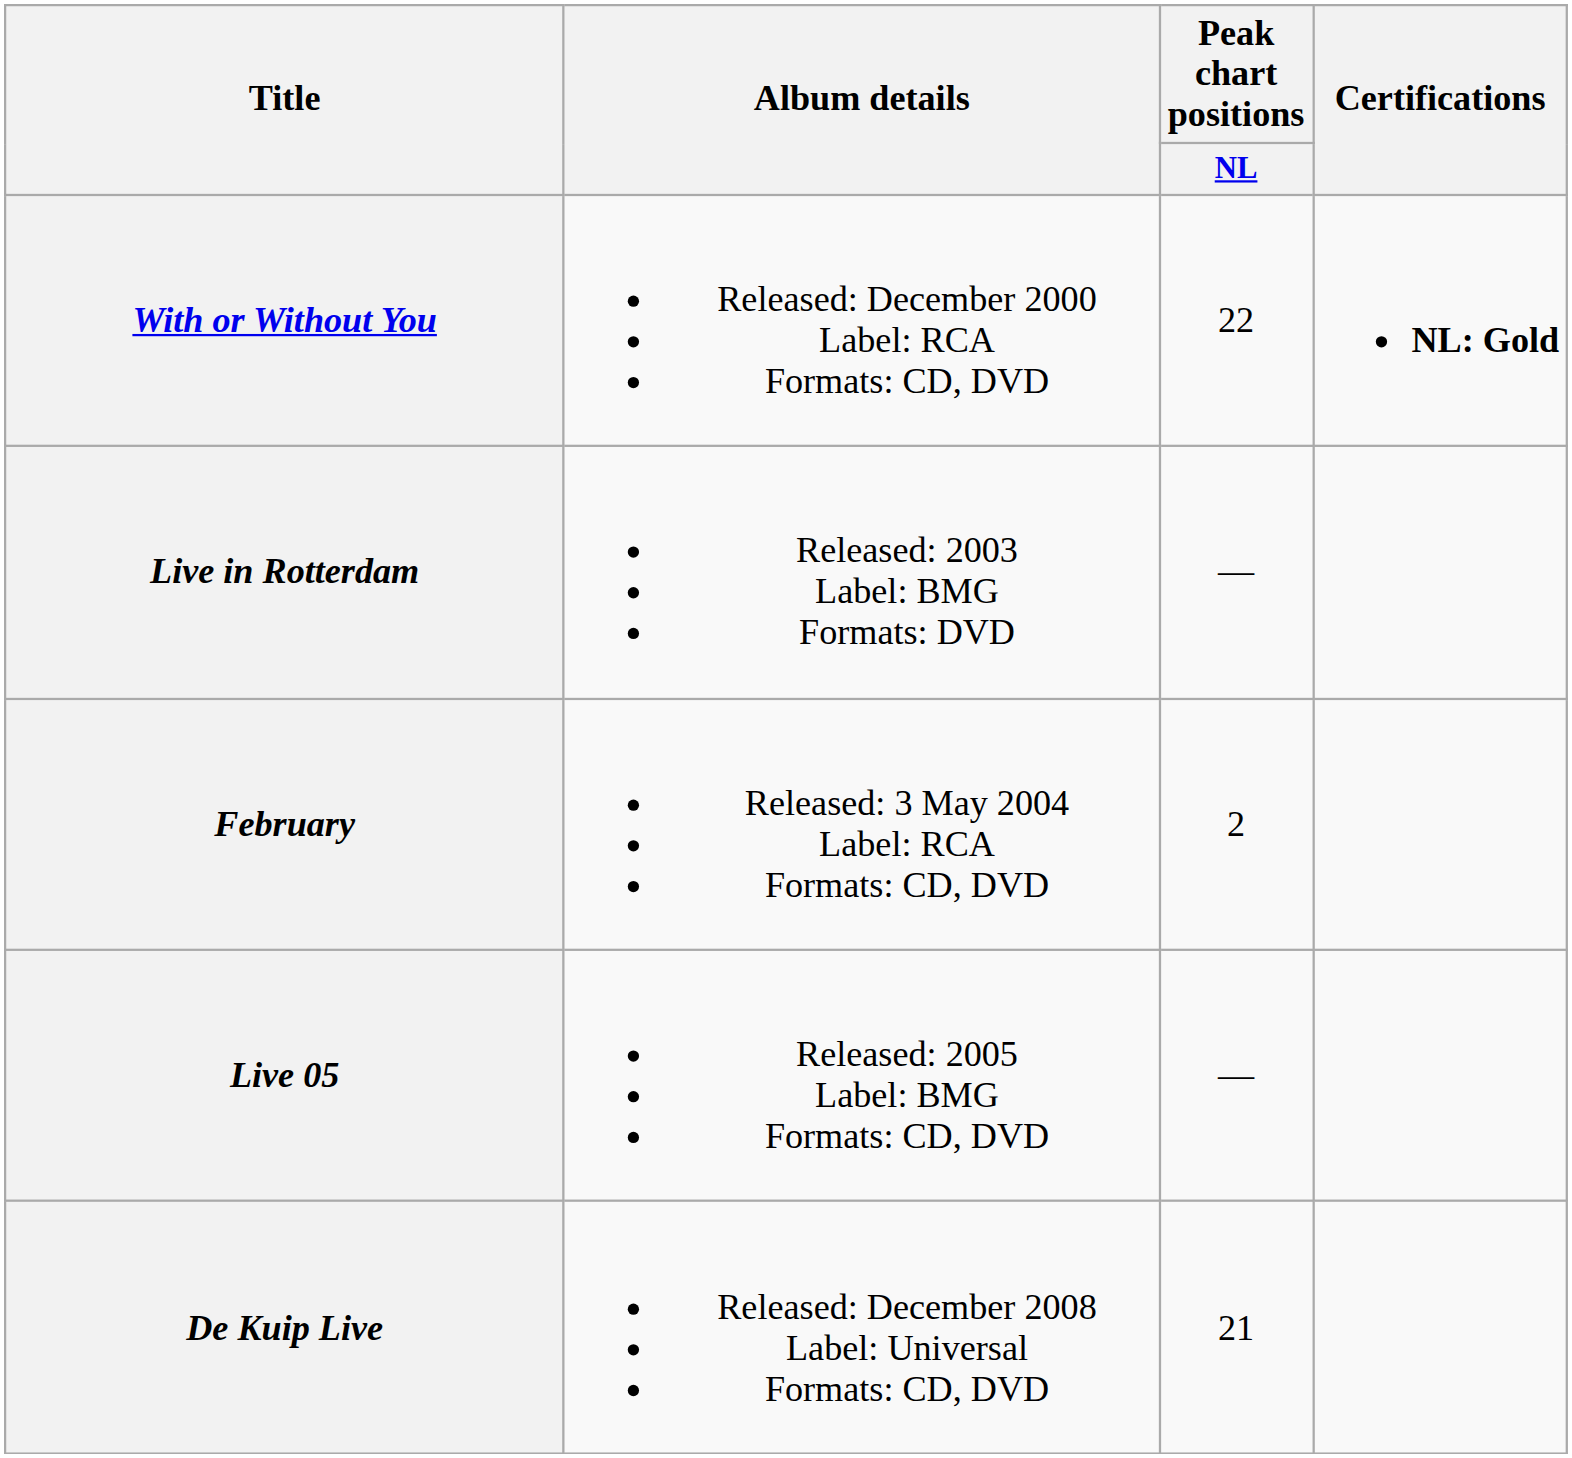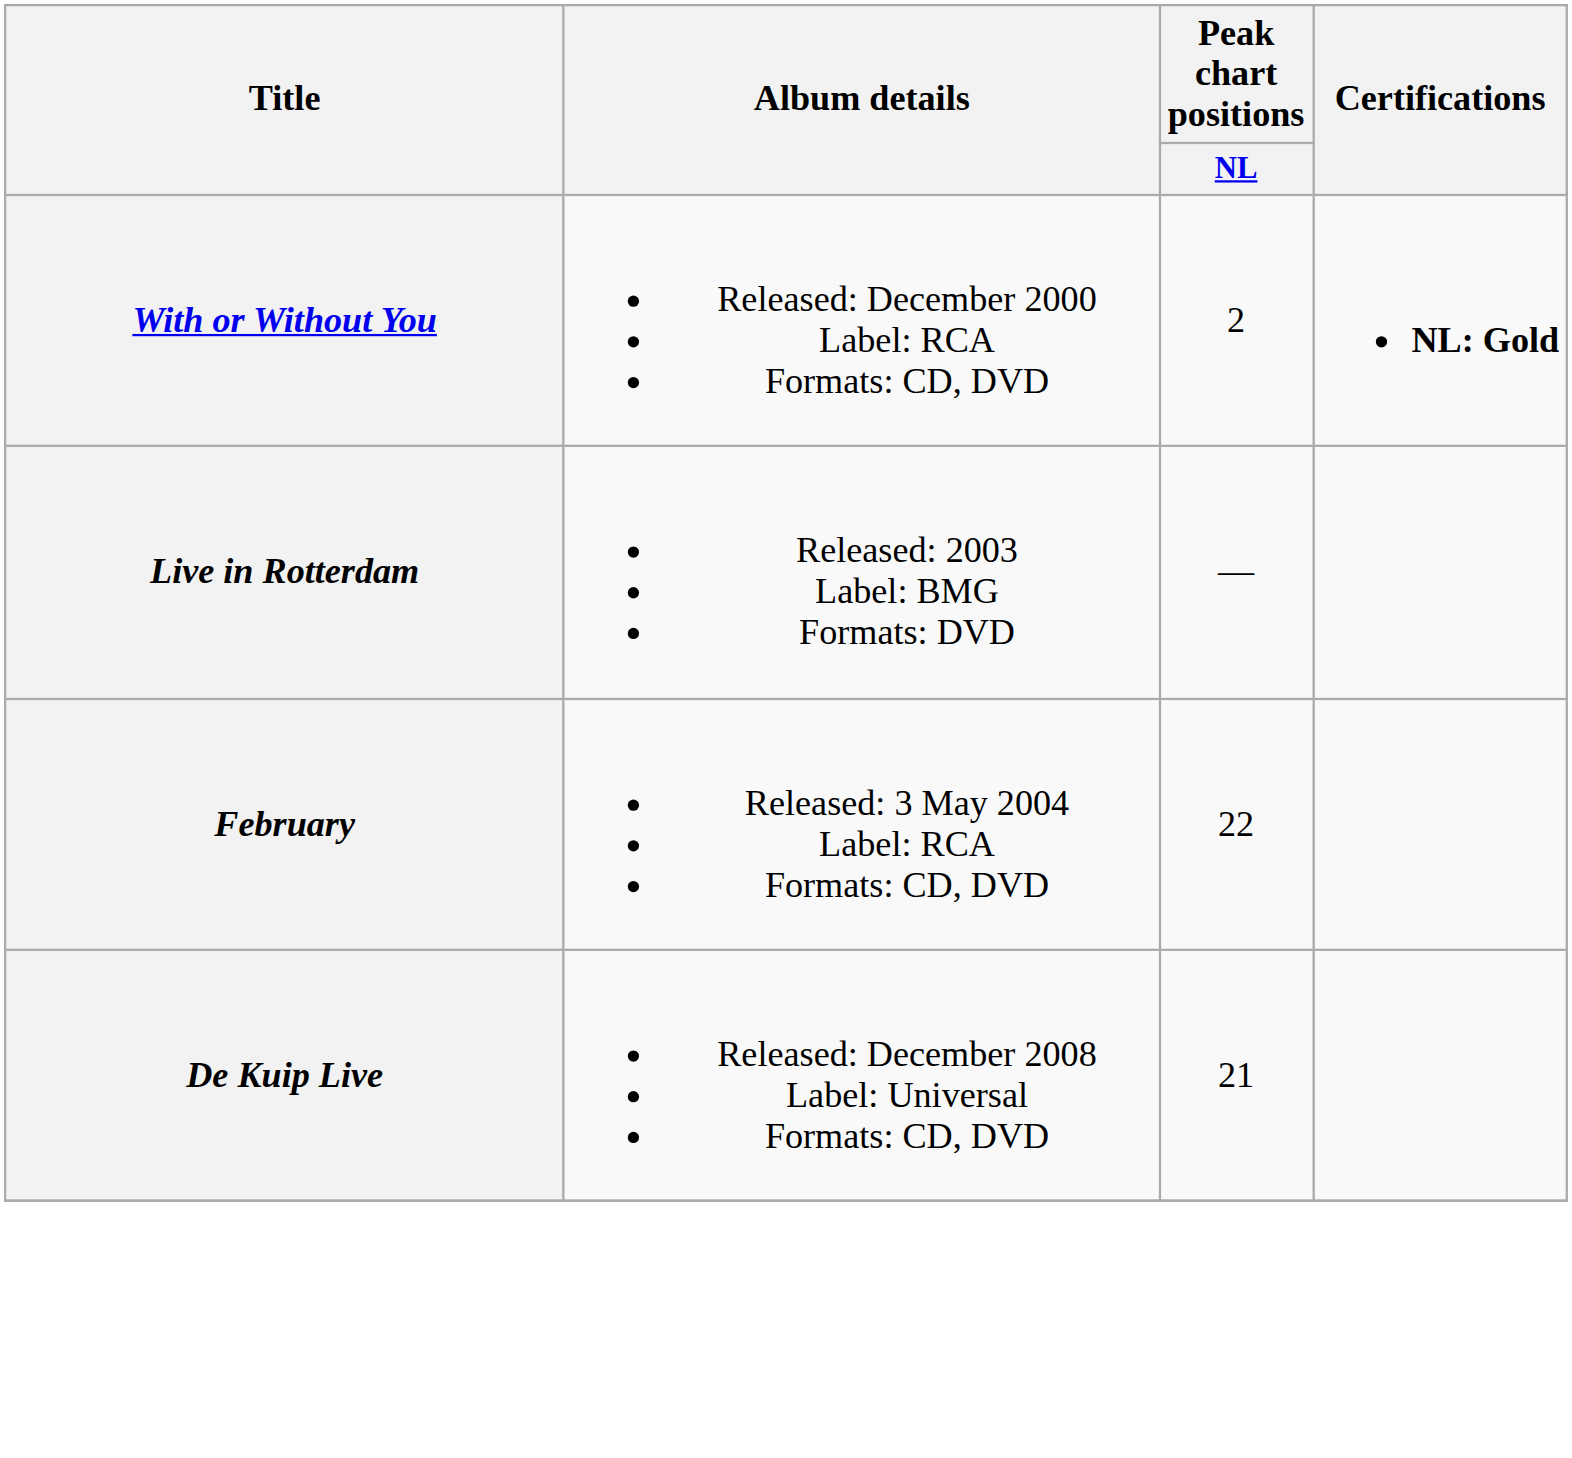(1236, 319) 22 -> (1236, 319) 2
(1236, 823) 2 -> (1236, 823) 22
- row: (285, 1074)
